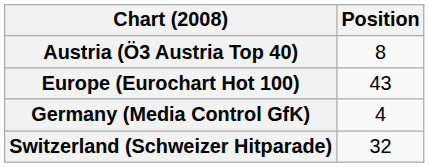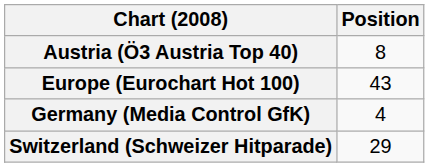(381, 146) 32 -> (381, 146) 29
